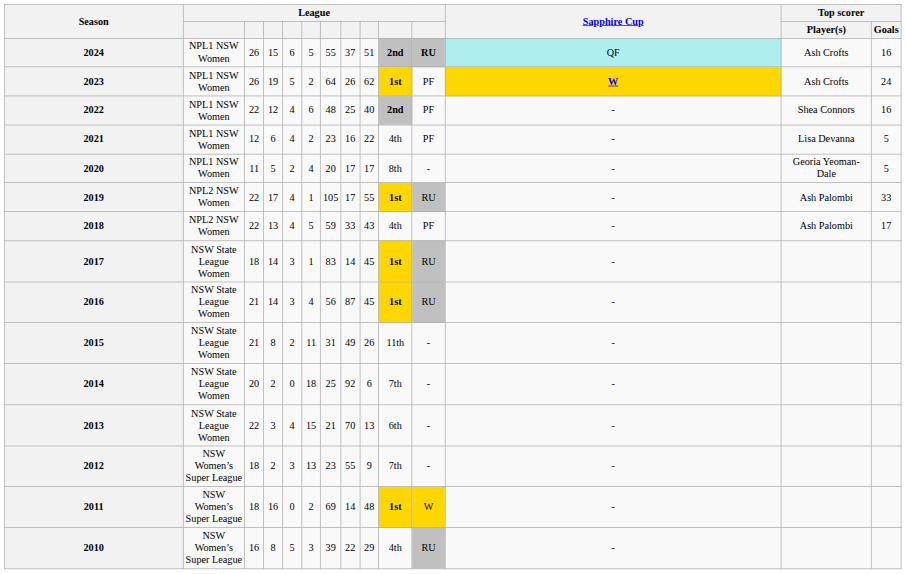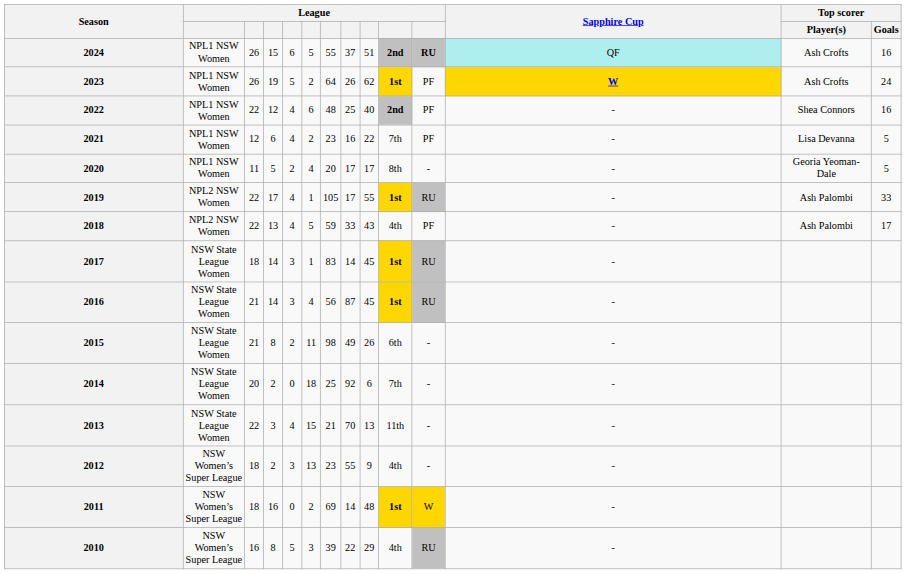(395, 139) 4th -> (395, 139) 7th
(331, 343) 31 -> (331, 343) 98
(395, 343) 11th -> (395, 343) 6th
(395, 425) 6th -> (395, 425) 11th
(395, 466) 7th -> (395, 466) 4th
